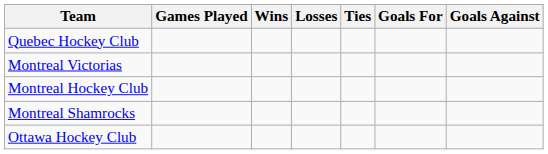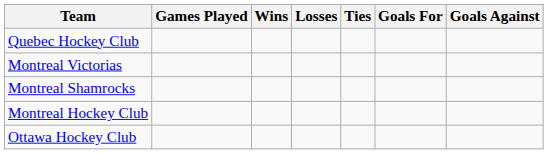rows swapped: (78, 88) <-> (72, 112)
